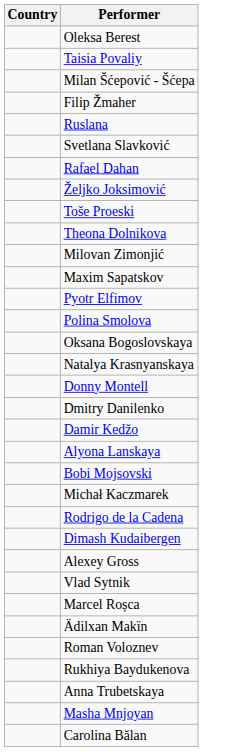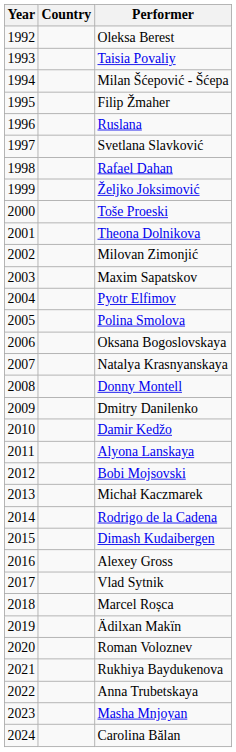+ column: (21, 15)
